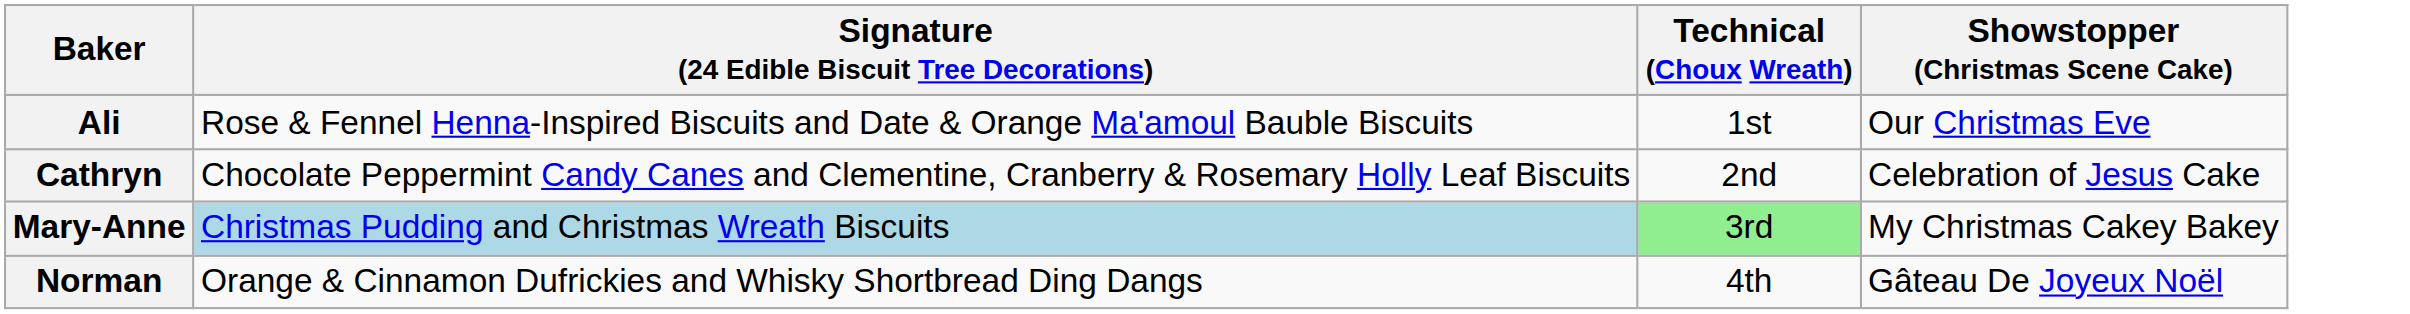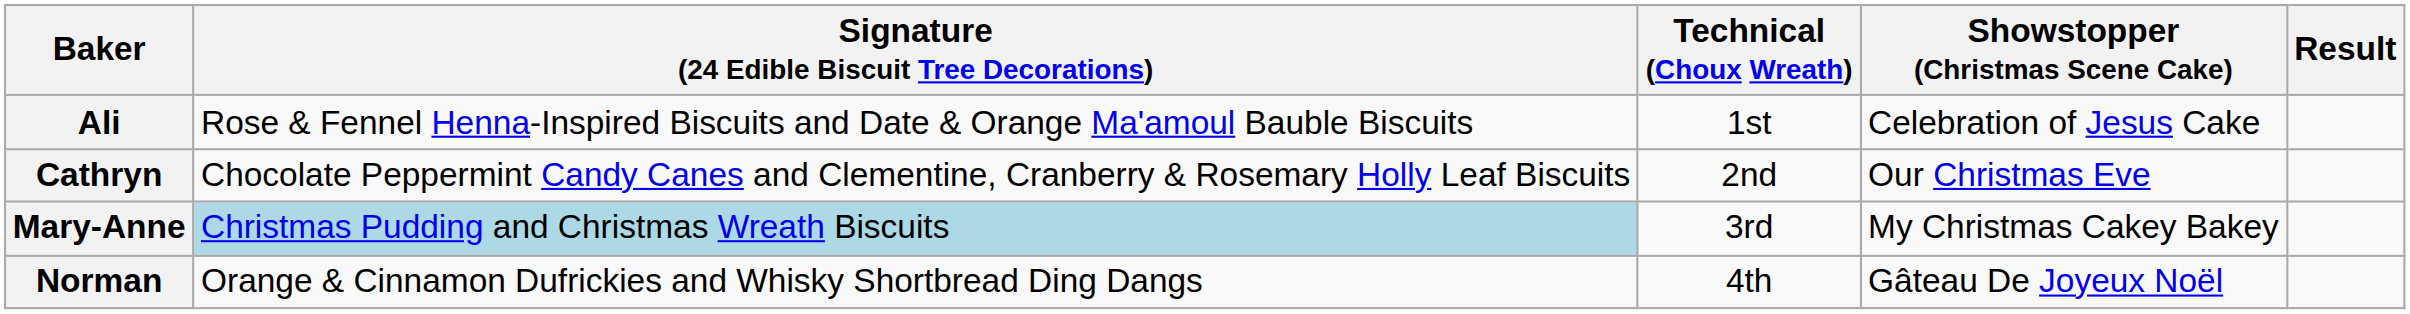+ column: (2345, 49)
(2009, 121) Our Christmas Eve -> (2064, 121) Celebration of Jesus Cake
(2064, 174) Celebration of Jesus Cake -> (2009, 174) Our Christmas Eve
(1749, 227) lightgreen background -> (1749, 227) no background
